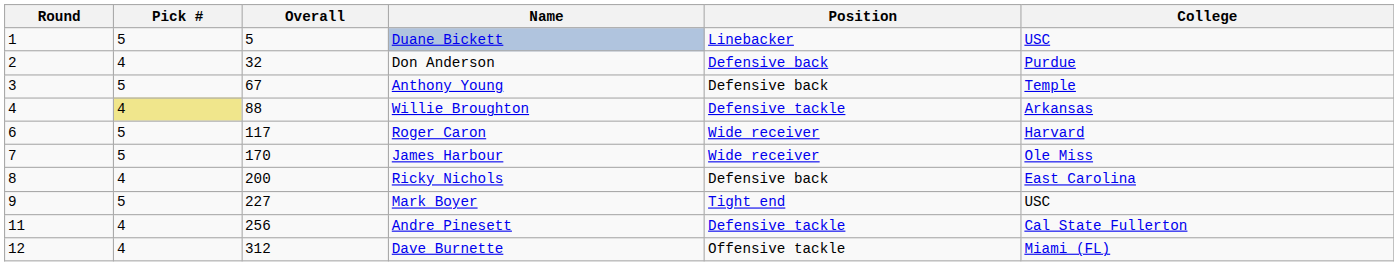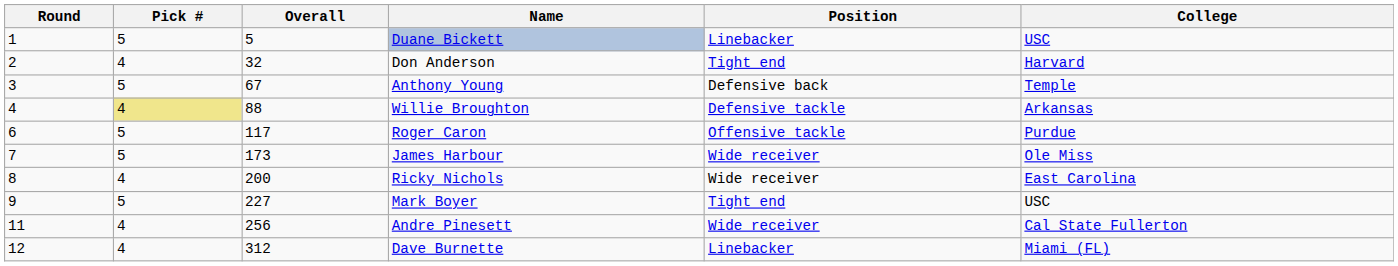(768, 63) Defensive back -> (747, 63) Tight end
(1050, 63) Purdue -> (1054, 63) Harvard
(764, 133) Wide receiver -> (777, 133) Offensive tackle
(1054, 133) Harvard -> (1050, 133) Purdue
(258, 156) 170 -> (258, 156) 173
(768, 179) Defensive back -> (764, 179) Wide receiver
(777, 226) Defensive tackle -> (764, 226) Wide receiver
(777, 249) Offensive tackle -> (751, 249) Linebacker
